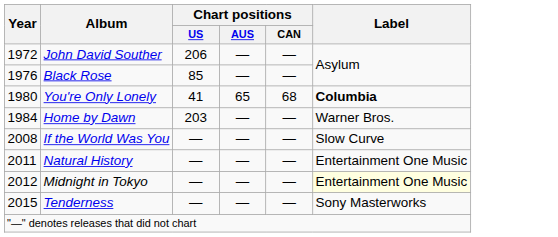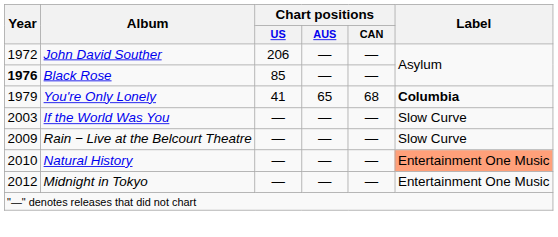(22, 75) normal -> (22, 75) bold
(22, 96) 1980 -> (22, 96) 1979
- row: (90, 118)
(22, 139) 2008 -> (22, 118) 2003
+ row: (148, 139)
(22, 160) 2011 -> (22, 160) 2010
(391, 160) no background -> (474, 160) lightsalmon background
(391, 182) lightyellow background -> (474, 182) no background
- row: (78, 203)
